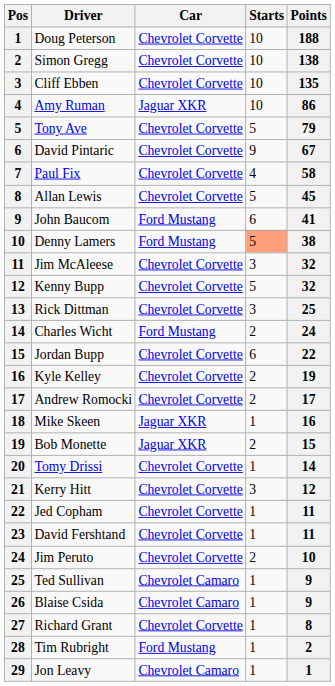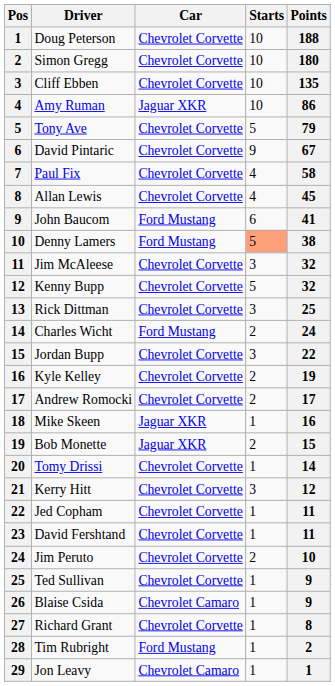(309, 61) 138 -> (309, 61) 180
(253, 196) 5 -> (253, 196) 4
(253, 354) 6 -> (253, 354) 3
(189, 579) Chevrolet Camaro -> (191, 579) Chevrolet Corvette
